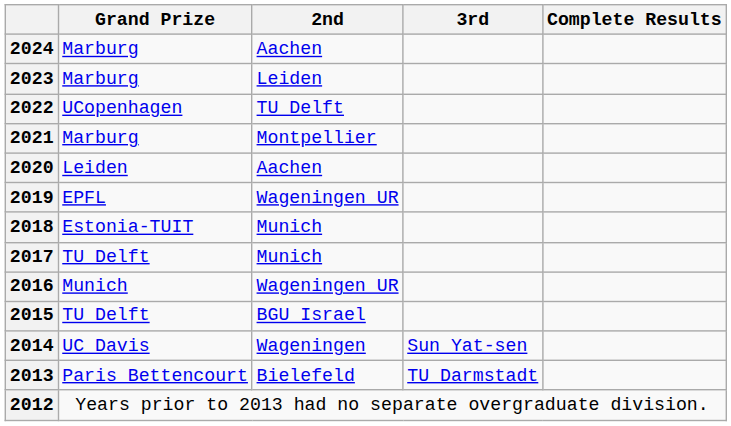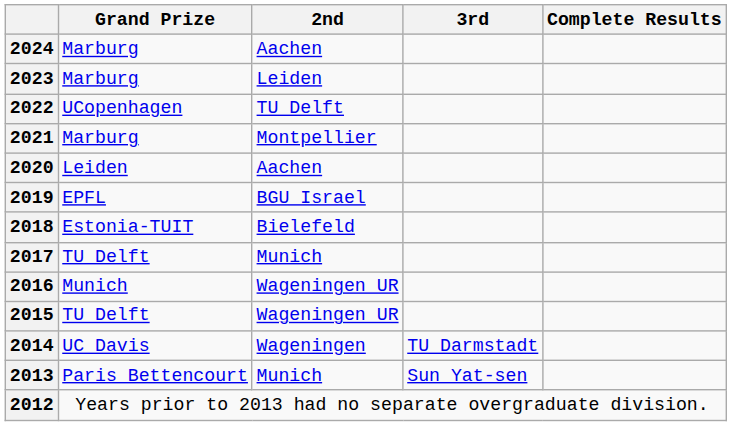(328, 198) Wageningen UR -> (311, 198) BGU Israel
(289, 227) Munich -> (306, 227) Bielefeld
(311, 316) BGU Israel -> (328, 316) Wageningen UR
(467, 346) Sun Yat-sen -> (473, 346) TU Darmstadt
(306, 375) Bielefeld -> (289, 375) Munich
(473, 375) TU Darmstadt -> (467, 375) Sun Yat-sen
